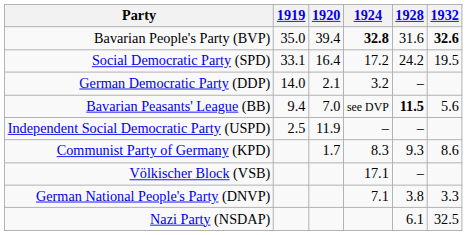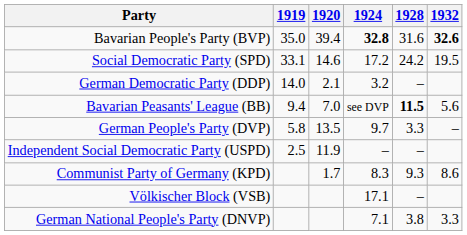(328, 60) 16.4 -> (328, 60) 14.6
+ row: (185, 128)
- row: (210, 219)
